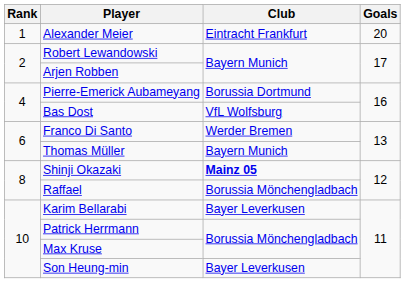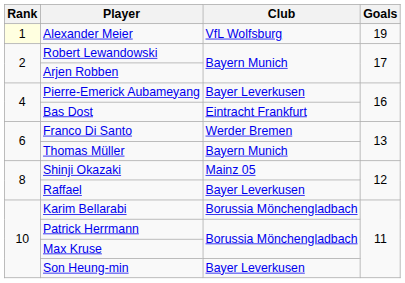(22, 33) no background -> (22, 33) lightyellow background
(256, 33) Eintracht Frankfurt -> (244, 33) VfL Wolfsburg
(380, 33) 20 -> (380, 33) 19
(258, 92) Borussia Dortmund -> (255, 92) Bayer Leverkusen
(244, 111) VfL Wolfsburg -> (256, 111) Eintracht Frankfurt
(231, 170) bold -> (231, 170) normal
(282, 190) Borussia Mönchengladbach -> (255, 190) Bayer Leverkusen
(255, 209) Bayer Leverkusen -> (282, 209) Borussia Mönchengladbach
